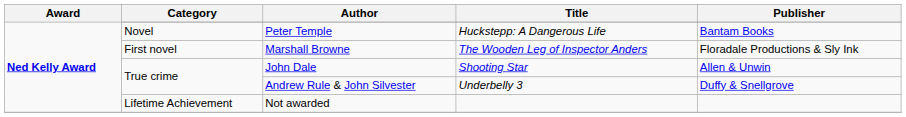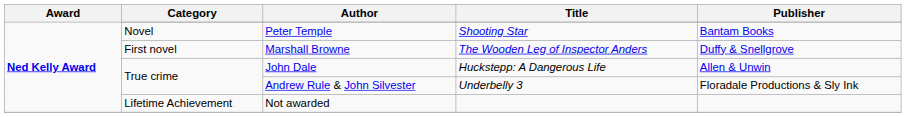(532, 31) Huckstepp: A Dangerous Life -> (493, 31) Shooting Star
(779, 49) Floradale Productions & Sly Ink -> (747, 49) Duffy & Snellgrove
(493, 67) Shooting Star -> (532, 67) Huckstepp: A Dangerous Life
(747, 85) Duffy & Snellgrove -> (779, 85) Floradale Productions & Sly Ink
